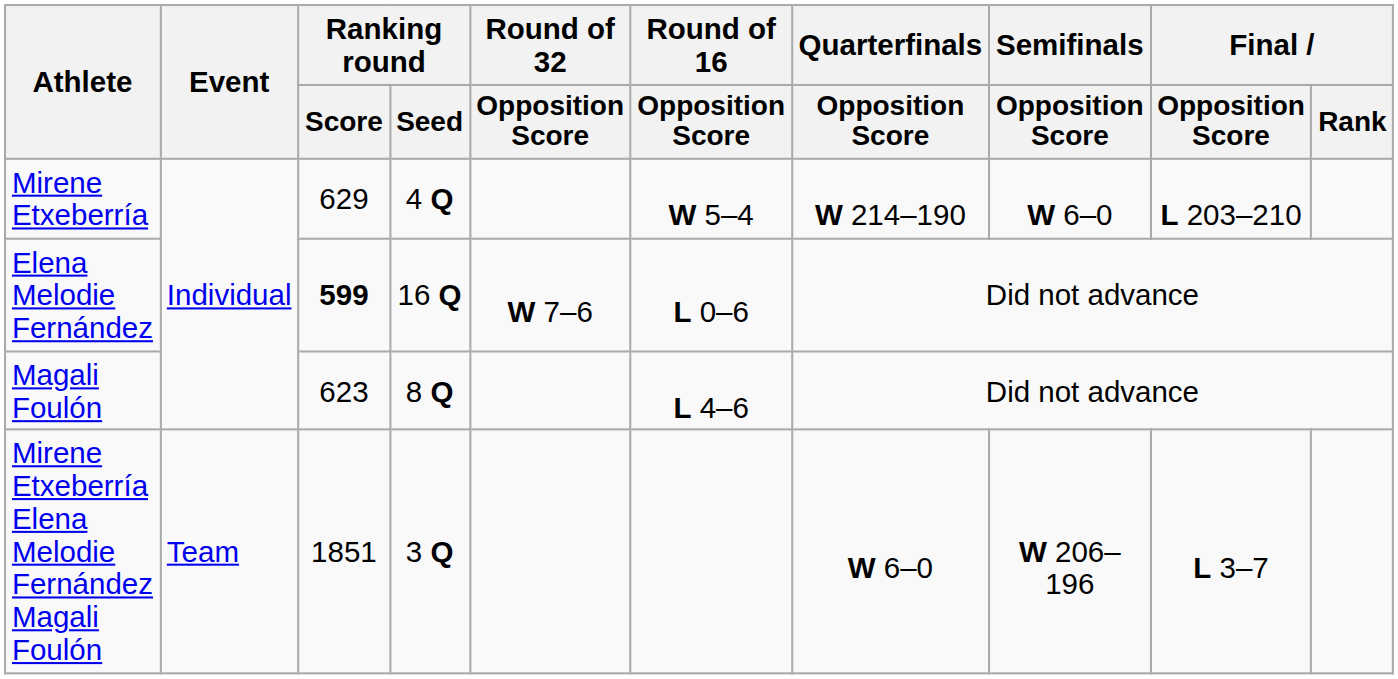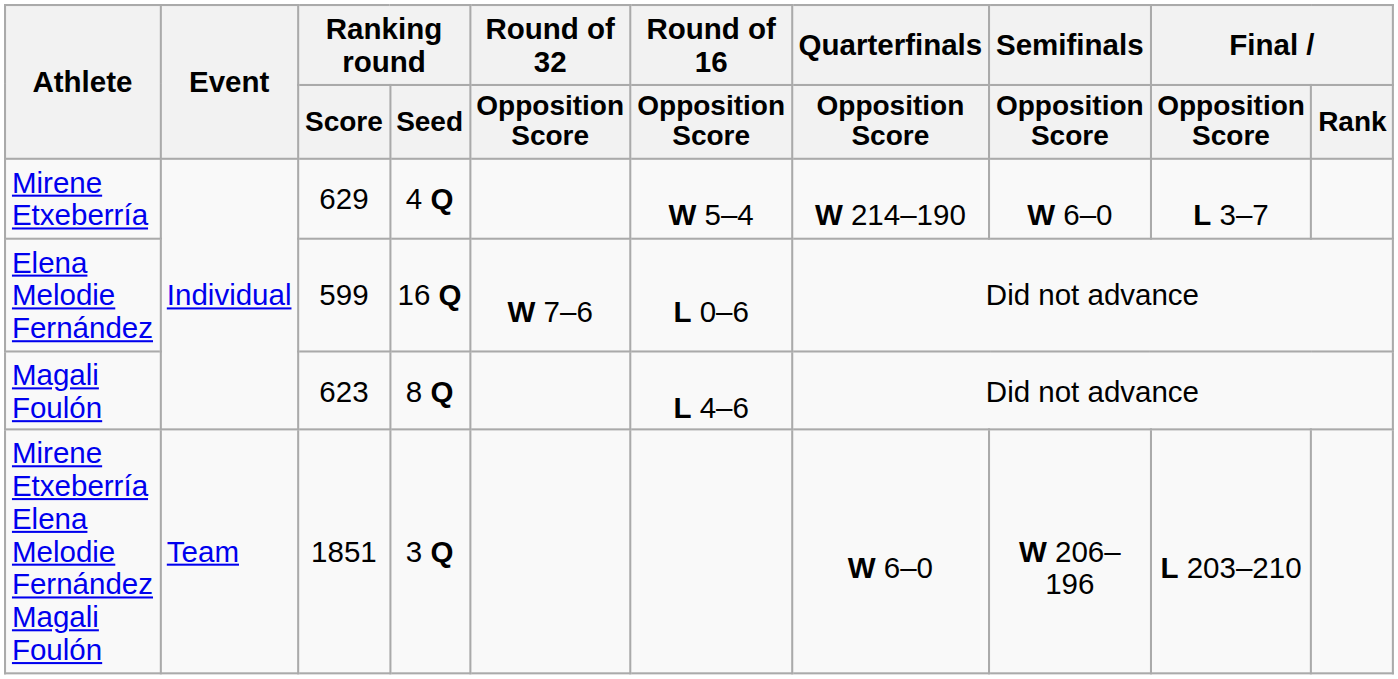(1231, 216) L 203–210 -> (1231, 216) L 3–7
(344, 295) bold -> (344, 295) normal
(1231, 569) L 3–7 -> (1231, 569) L 203–210
